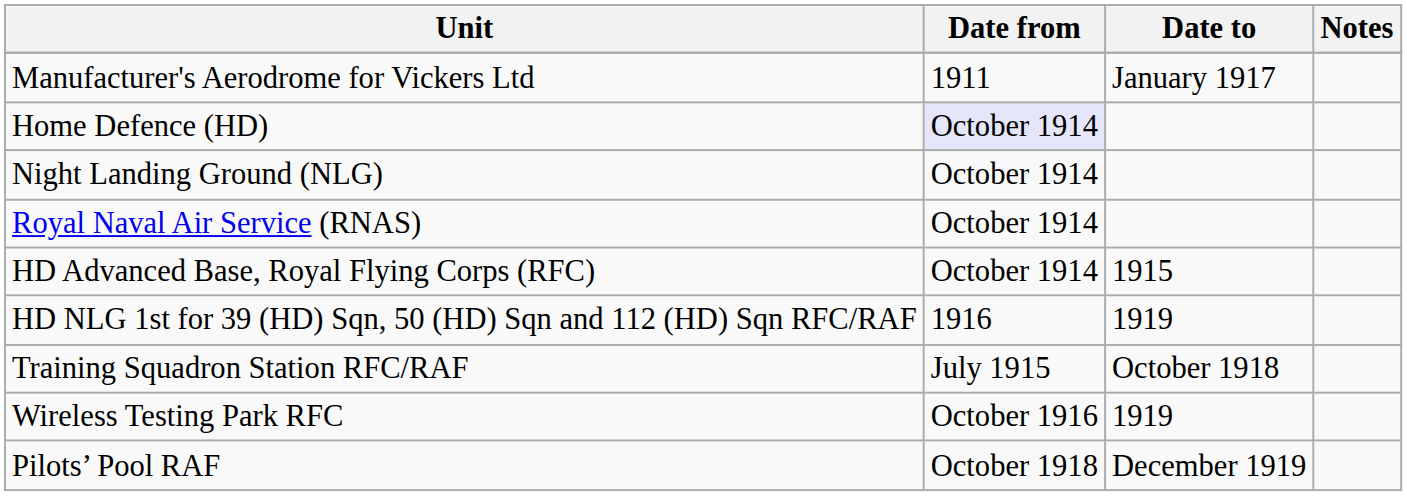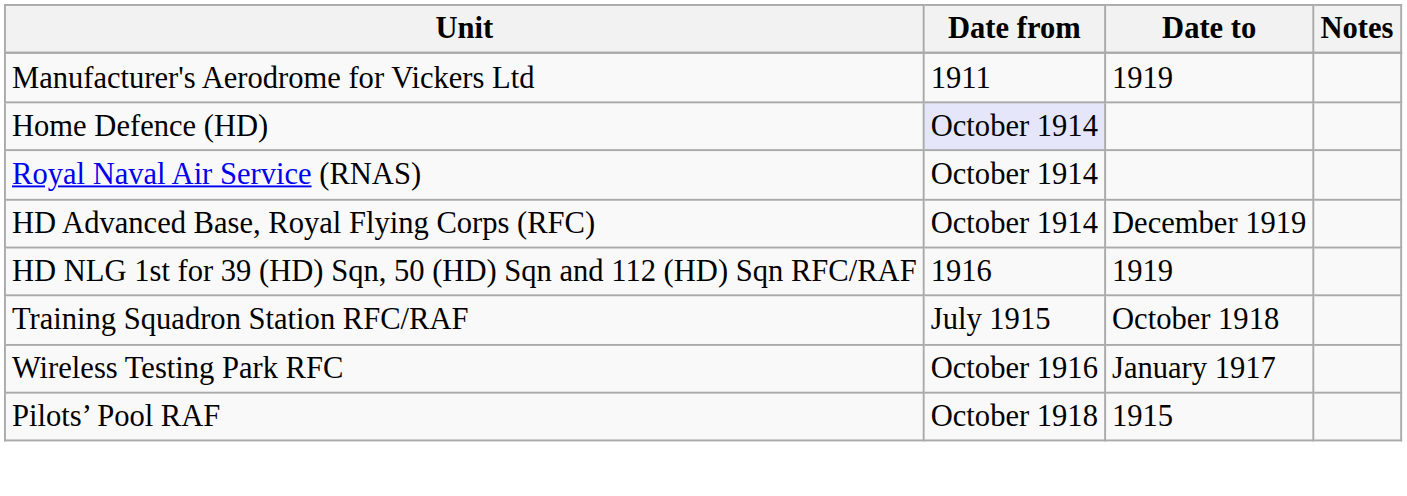(1194, 77) January 1917 -> (1143, 77) 1919
- row: (197, 174)
(1143, 271) 1915 -> (1209, 222) December 1919
(1143, 416) 1919 -> (1194, 367) January 1917
(1209, 464) December 1919 -> (1143, 416) 1915
